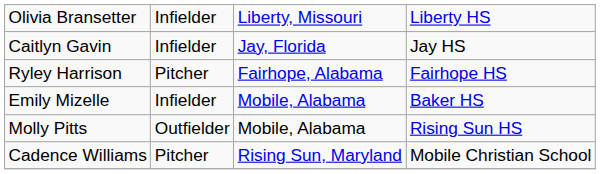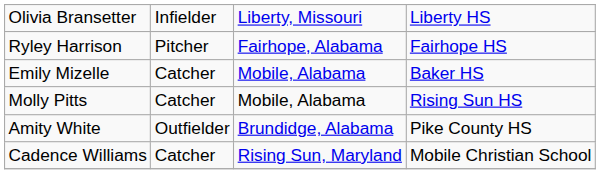- row: (60, 45)
(186, 100) Infielder -> (185, 73) Catcher
(192, 127) Outfielder -> (185, 100) Catcher
+ row: (55, 127)
(182, 155) Pitcher -> (185, 155) Catcher
